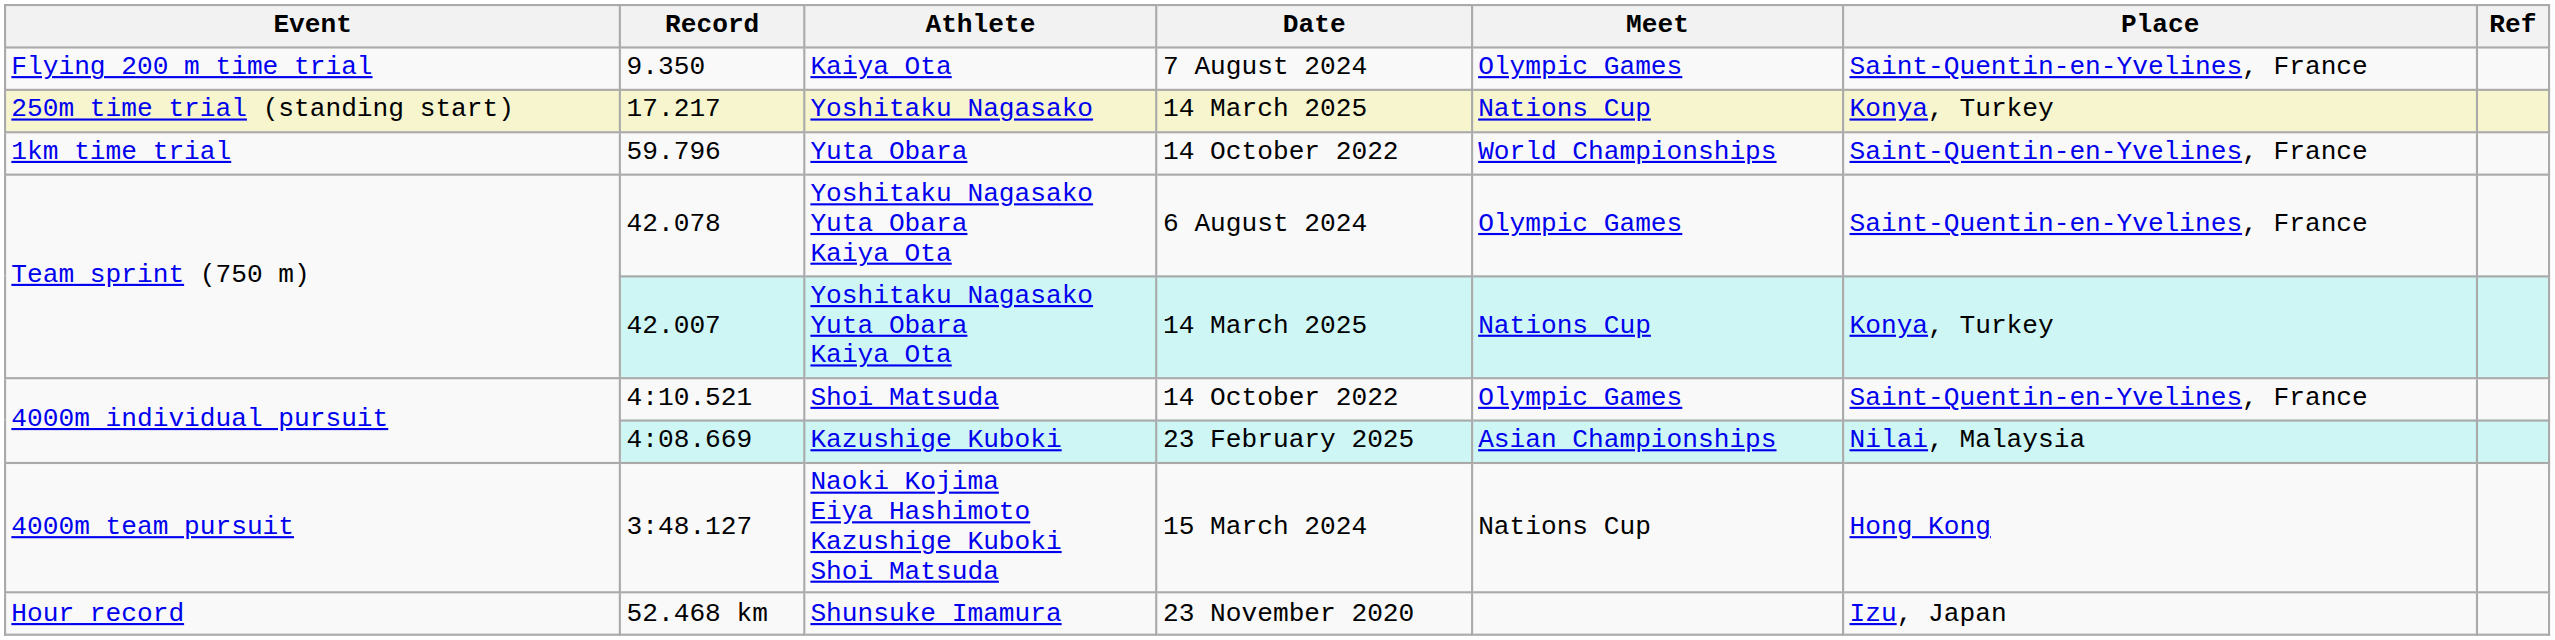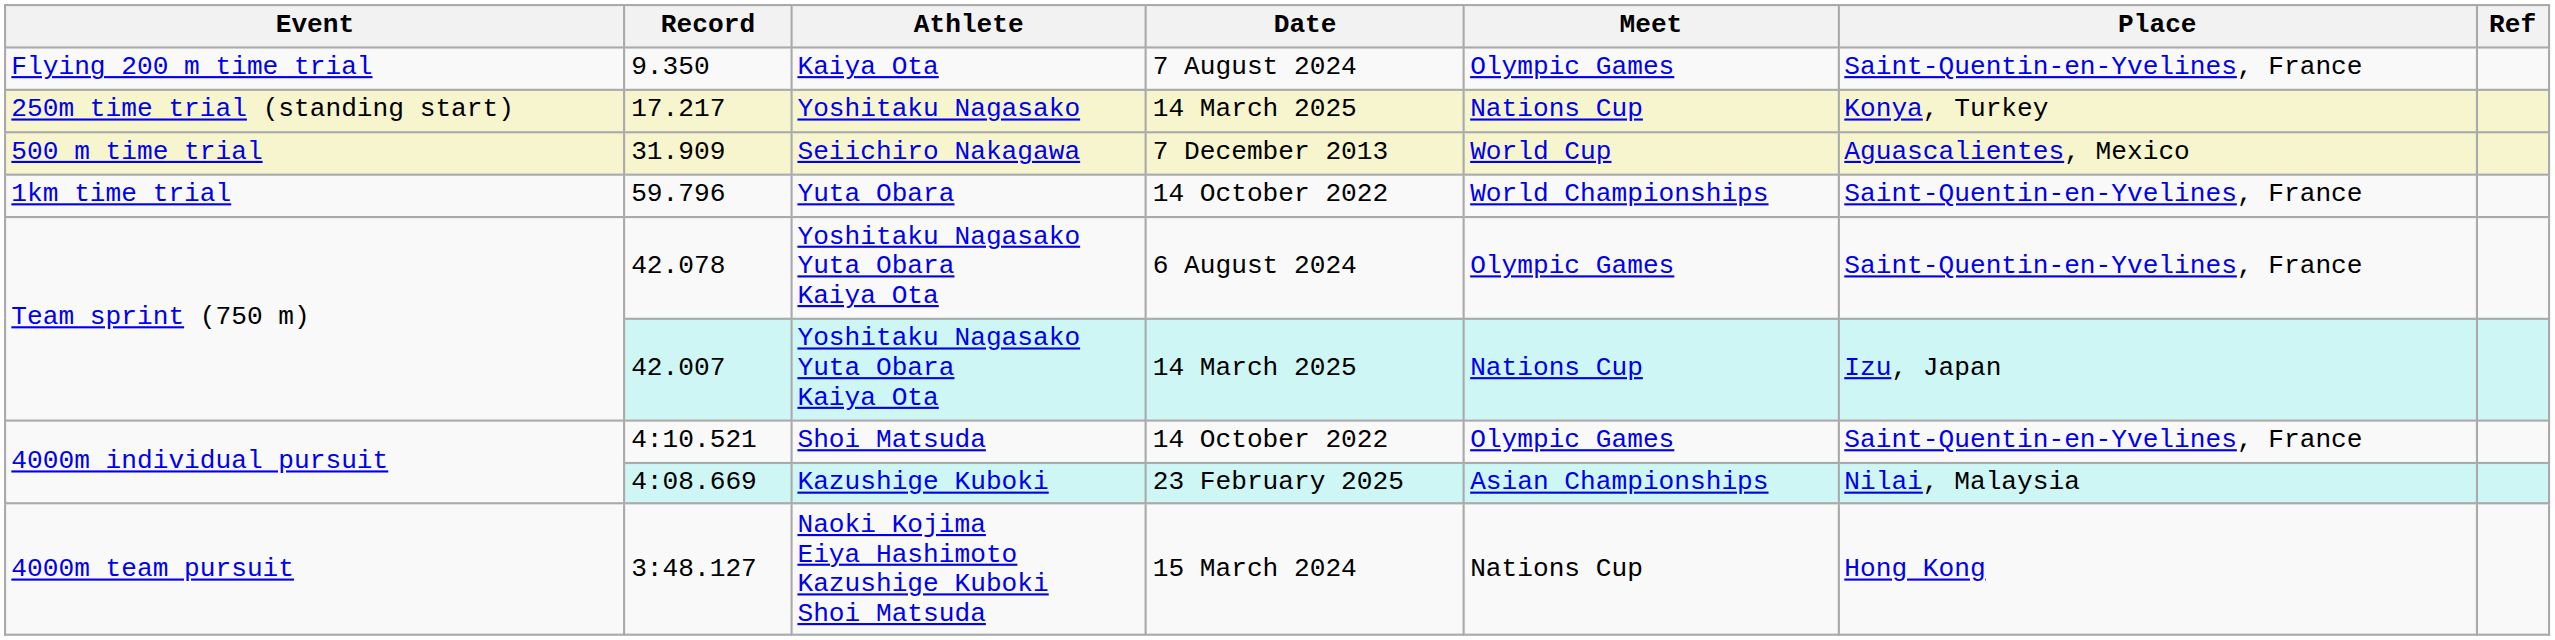+ row: (678, 153)
(1952, 327) Konya, Turkey -> (1923, 369) Izu, Japan
- row: (697, 615)
